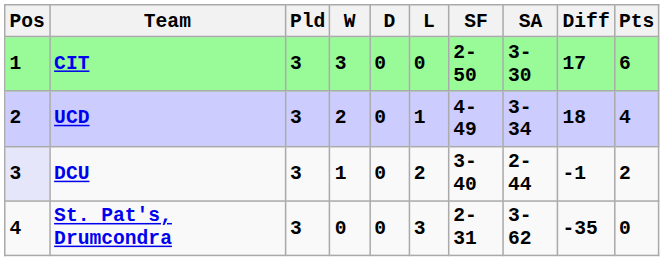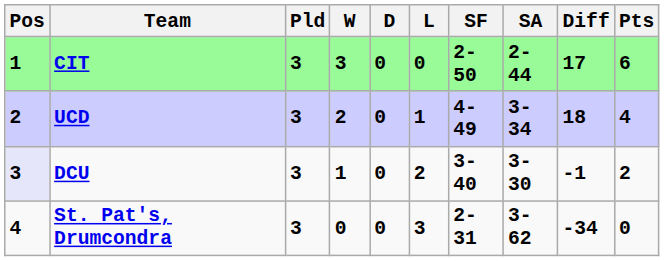(520, 64) 3-30 -> (520, 64) 2-44
(520, 173) 2-44 -> (520, 173) 3-30
(580, 228) -35 -> (580, 228) -34
